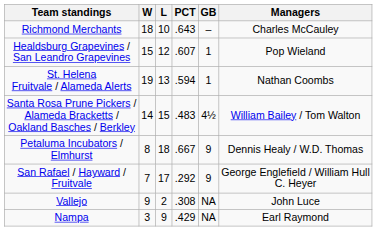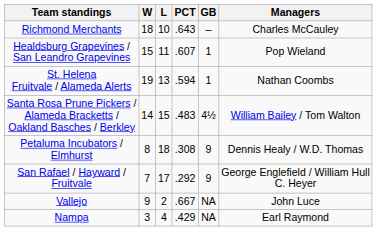(164, 52) 12 -> (164, 52) 11
(185, 150) .667 -> (185, 150) .308
(185, 201) .308 -> (185, 201) .667
(164, 218) 9 -> (164, 218) 4
